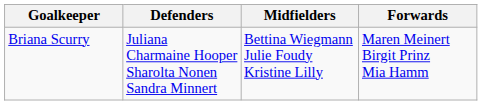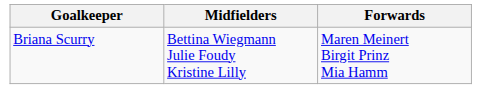- column: (182, 16)
